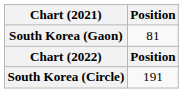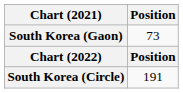(153, 35) 81 -> (153, 35) 73
